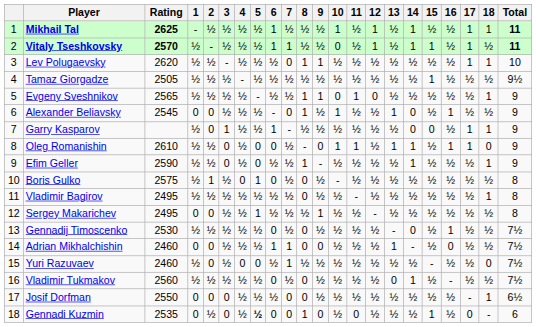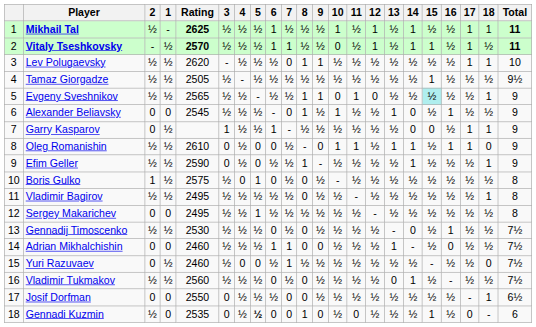columns swapped: (166, 12) <-> (211, 12)
(432, 96) no background -> (432, 96) paleturquoise background
(320, 213) 1 -> (320, 213) ½
